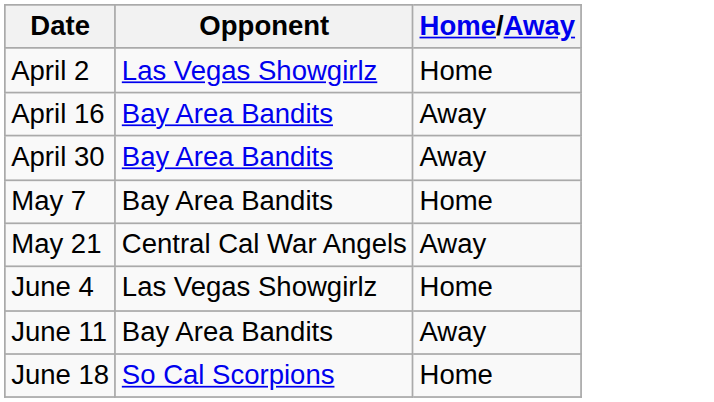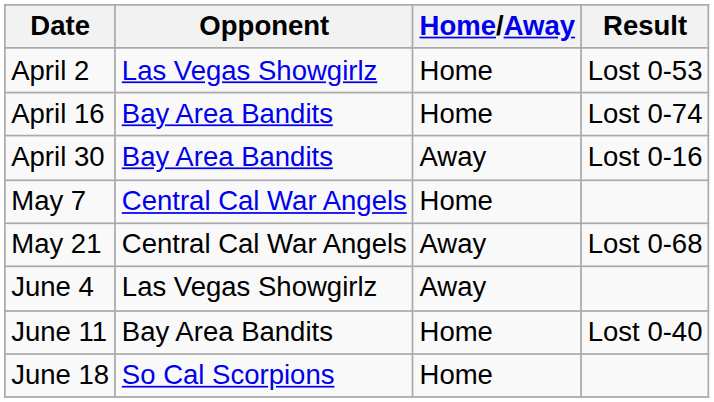+ column: (645, 26)
(453, 113) Away -> (456, 113) Home
(227, 200) Bay Area Bandits -> (264, 200) Central Cal War Angels
(456, 288) Home -> (453, 288) Away
(453, 331) Away -> (456, 331) Home
